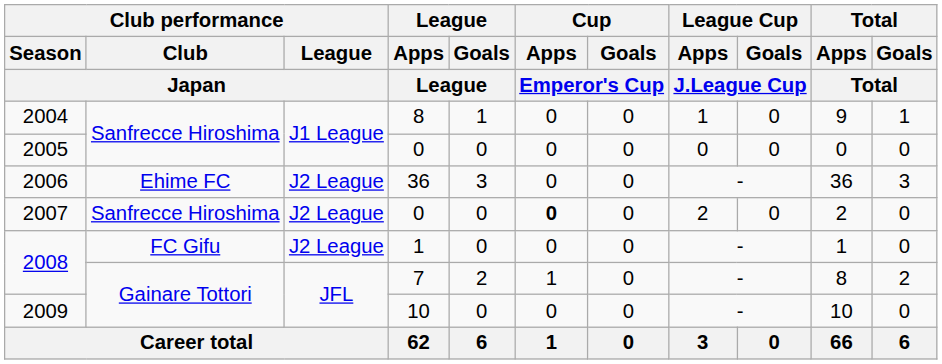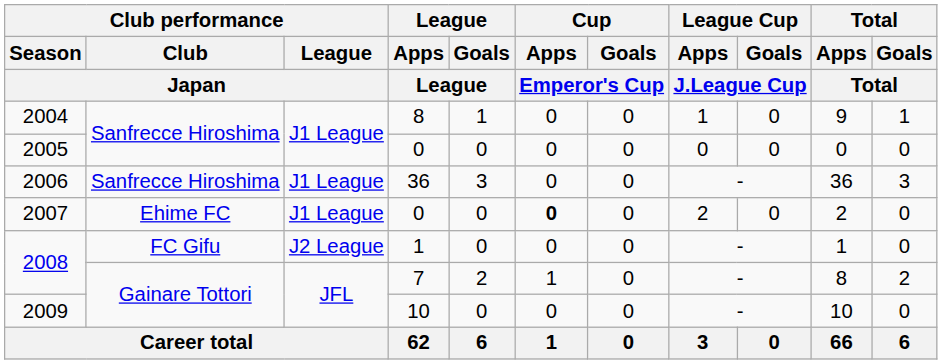(185, 181) Ehime FC -> (185, 181) Sanfrecce Hiroshima
(336, 181) J2 League -> (336, 181) J1 League
(185, 213) Sanfrecce Hiroshima -> (185, 213) Ehime FC
(336, 213) J2 League -> (336, 213) J1 League
